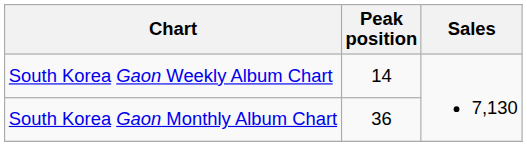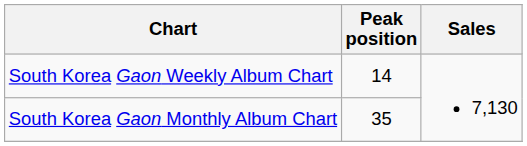(381, 119) 36 -> (381, 119) 35
